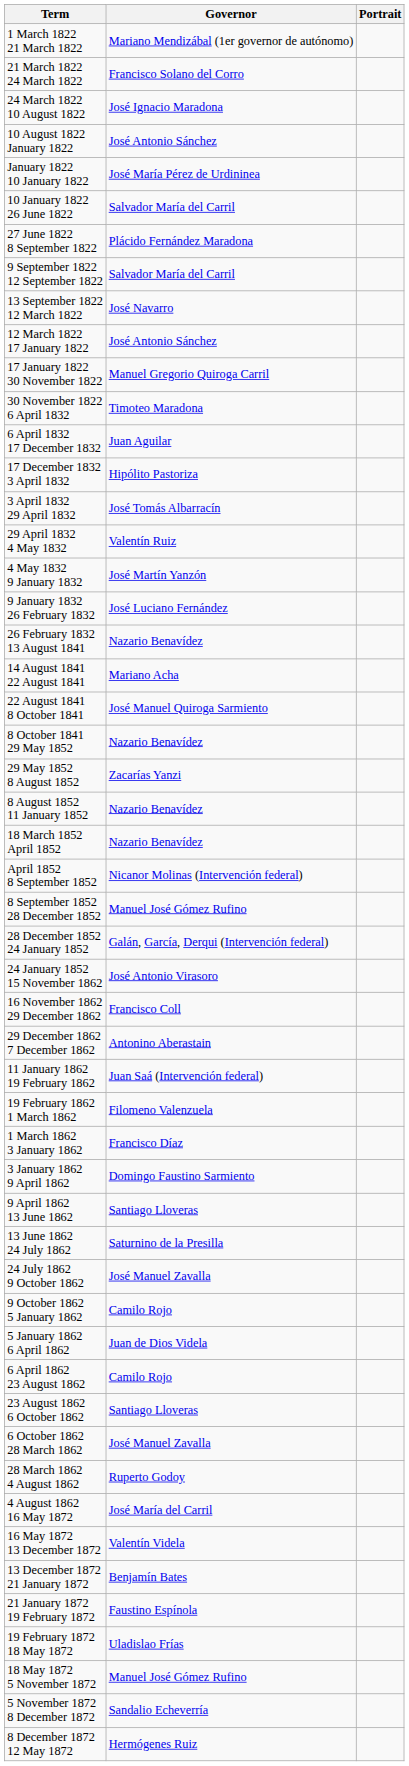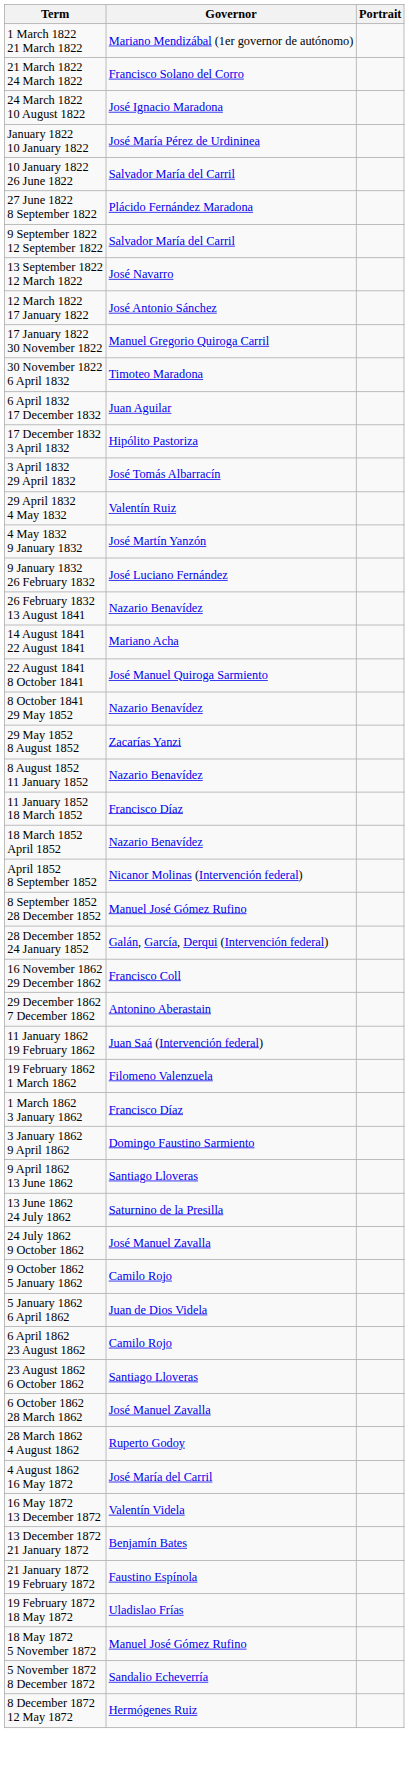- row: (46, 140)
+ row: (48, 808)
- row: (55, 975)
